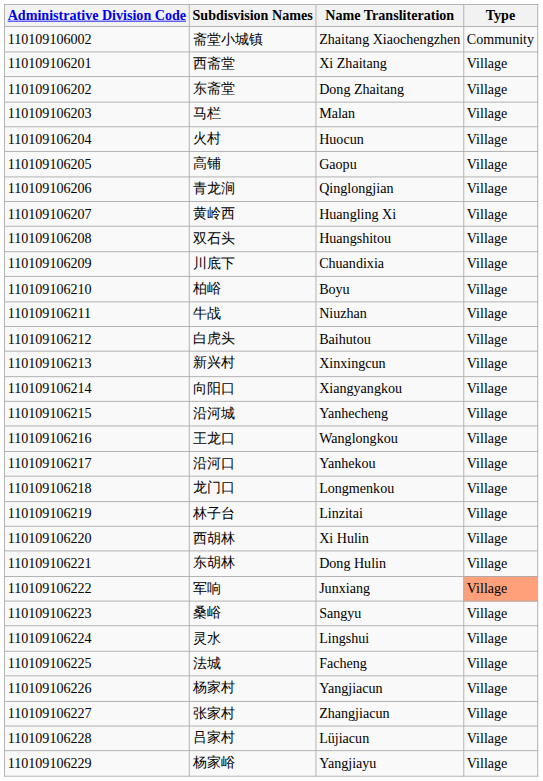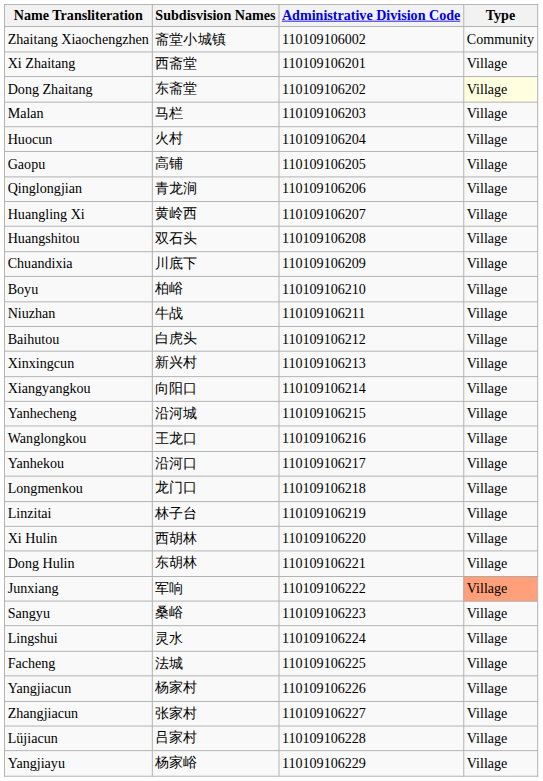columns swapped: (97, 15) <-> (390, 15)
(487, 89) no background -> (487, 89) lightyellow background
